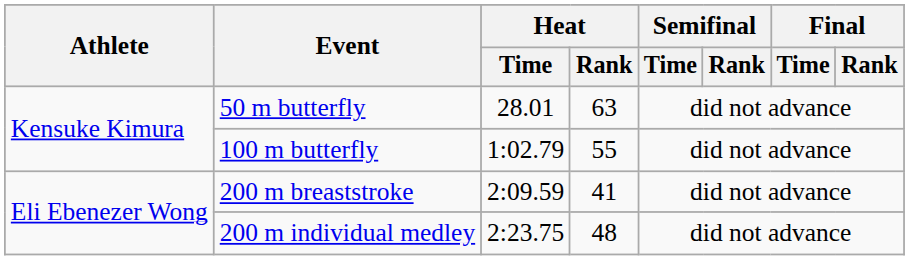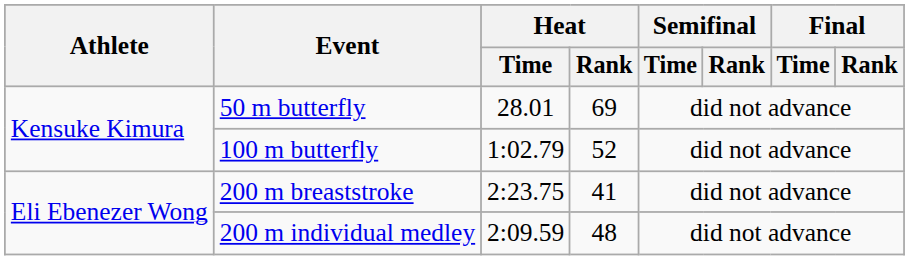(604, 107) 63 -> (604, 107) 69
(604, 149) 55 -> (604, 149) 52
(526, 191) 2:09.59 -> (526, 191) 2:23.75
(526, 233) 2:23.75 -> (526, 233) 2:09.59
